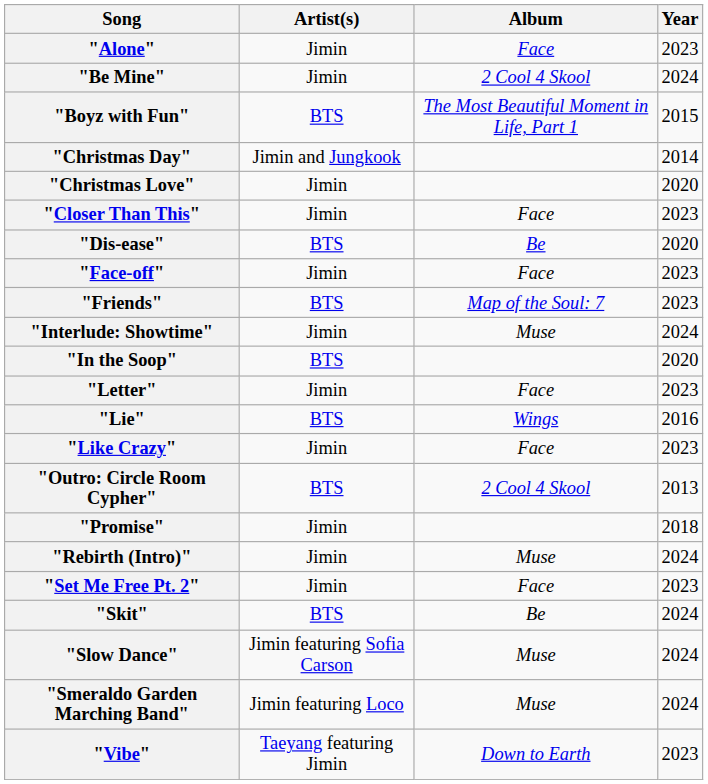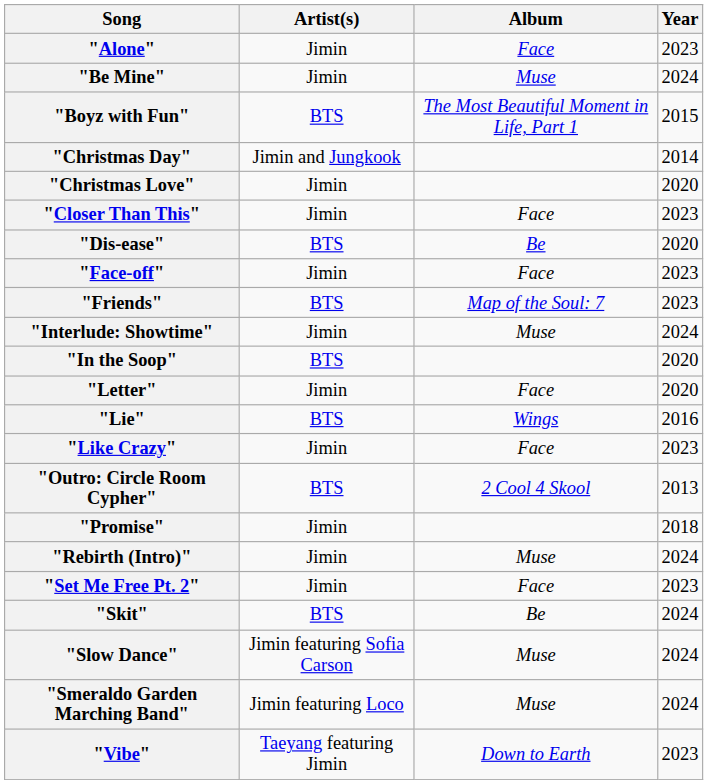(536, 77) 2 Cool 4 Skool -> (536, 77) Muse
(680, 389) 2023 -> (680, 389) 2020
